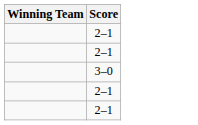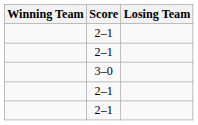+ column: (157, 14)
